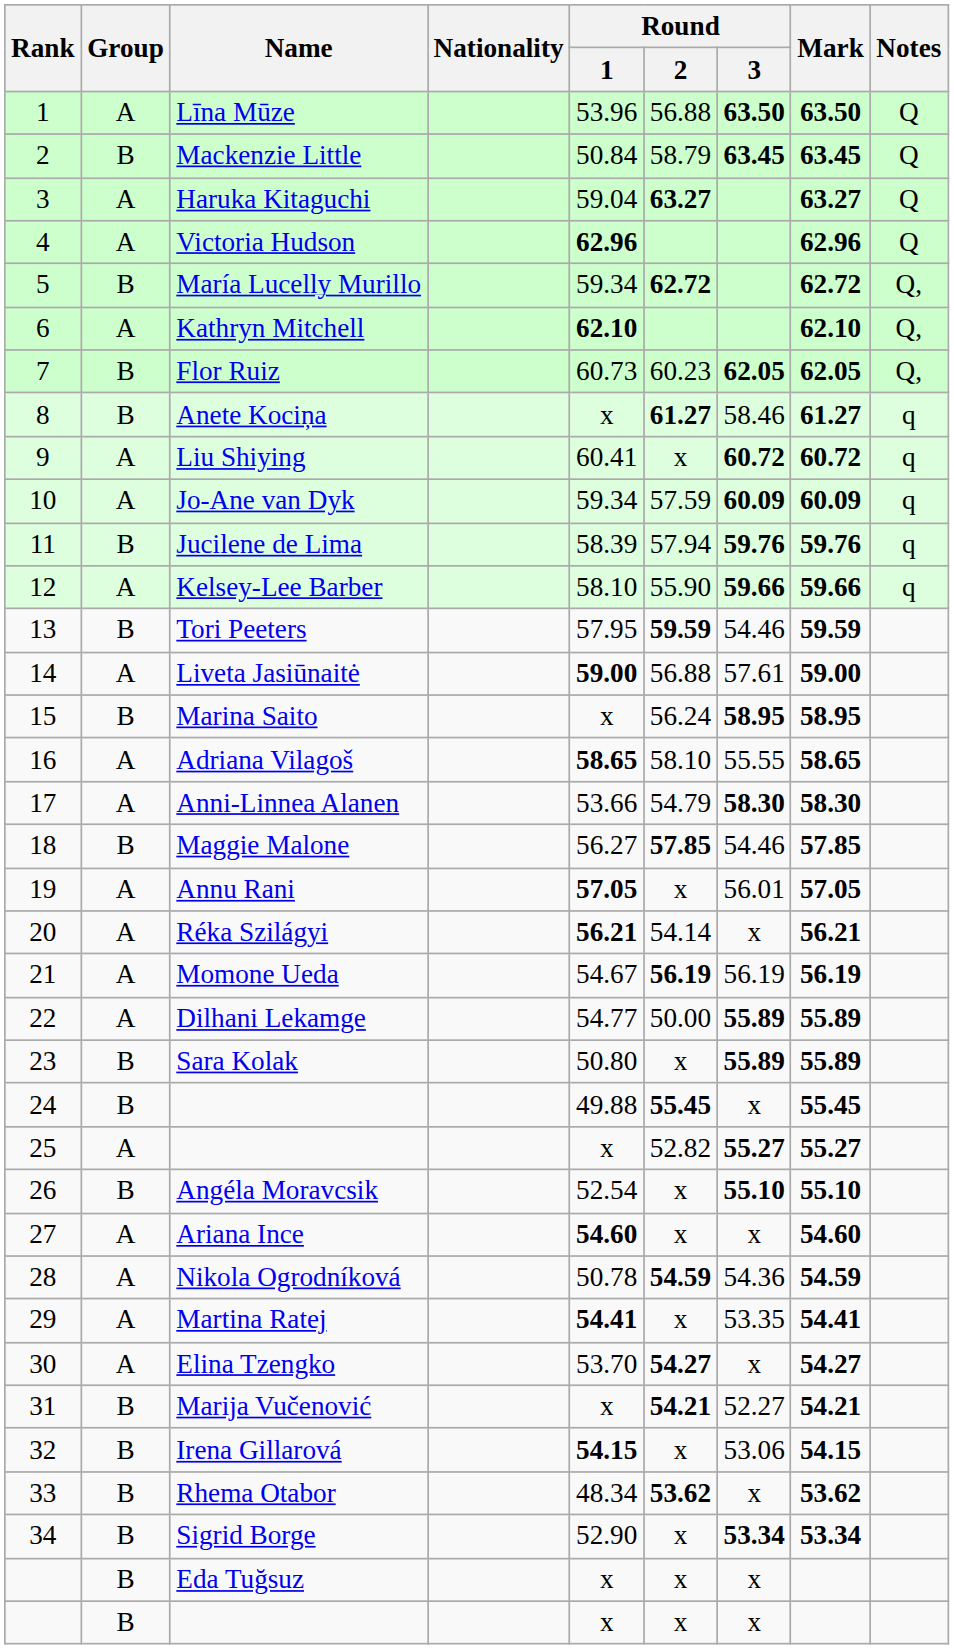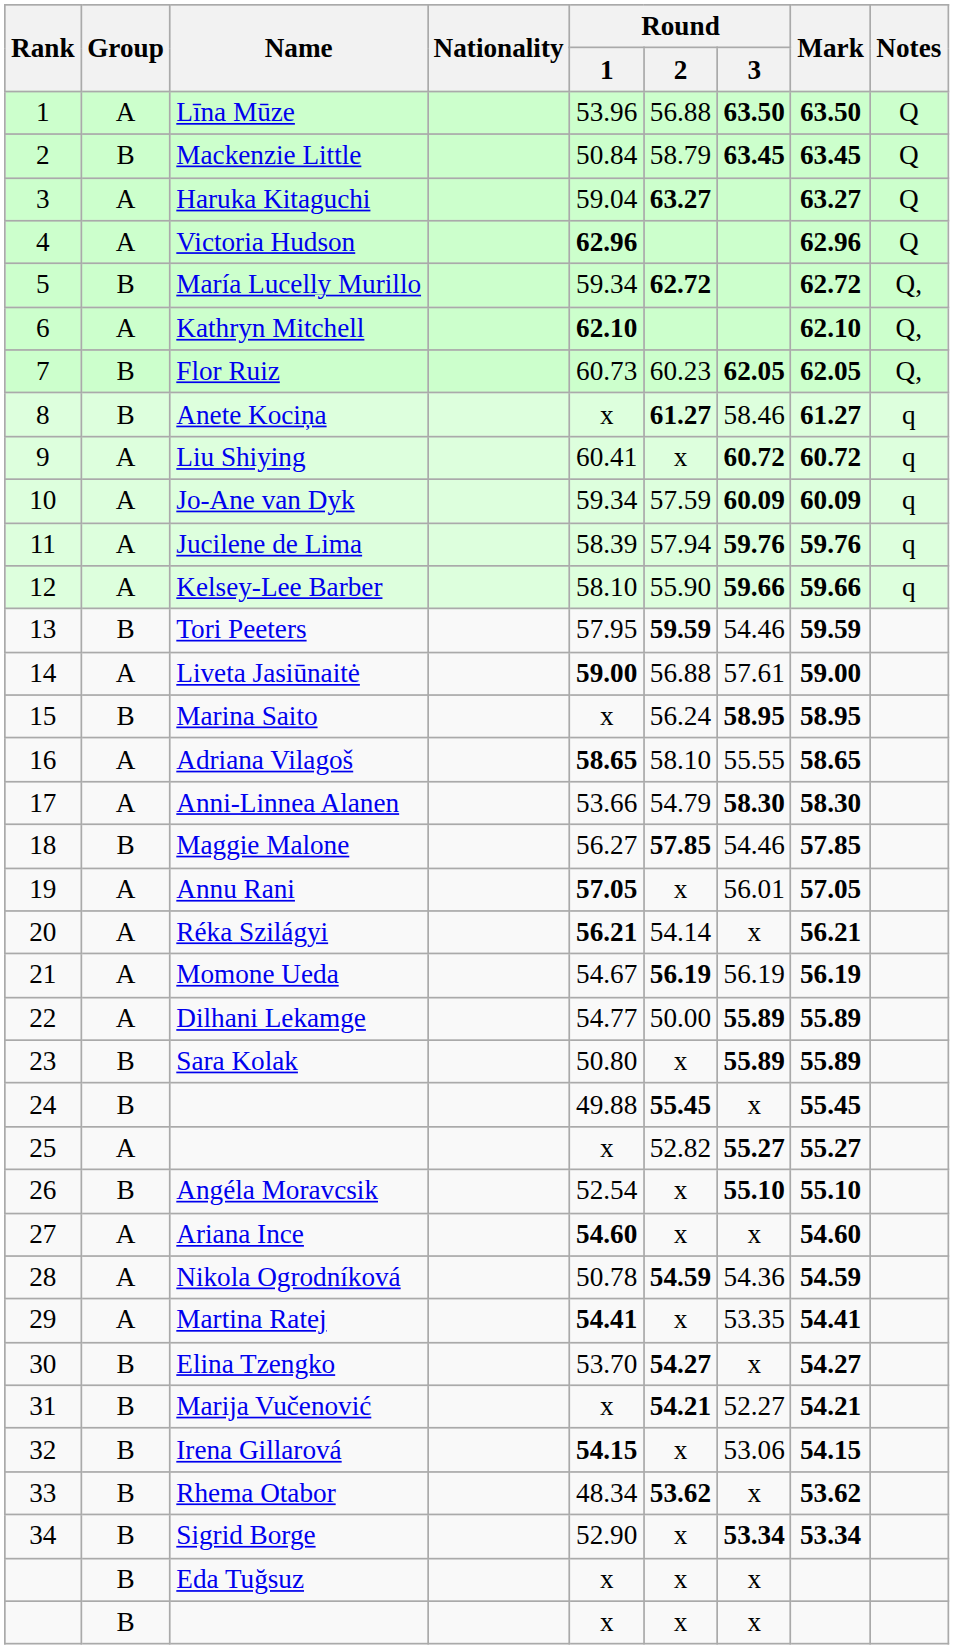(125, 543) B -> (125, 543) A
(125, 1363) A -> (125, 1363) B
